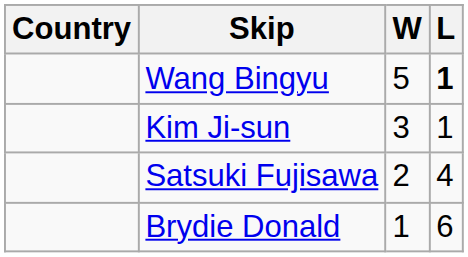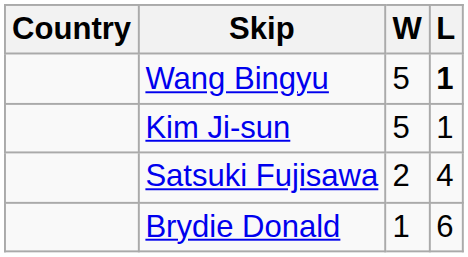(401, 127) 3 -> (401, 127) 5
